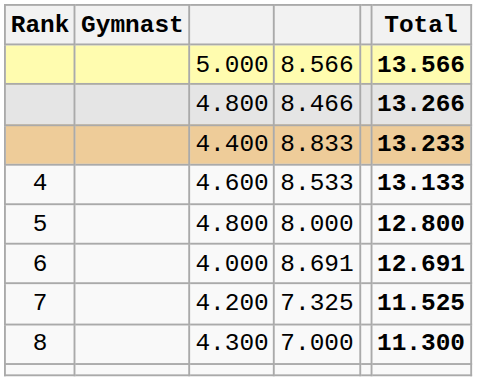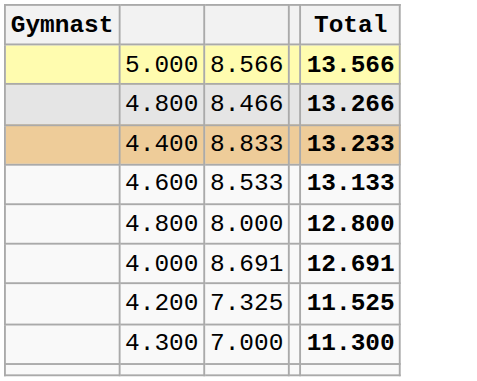- column: (40, 25)
